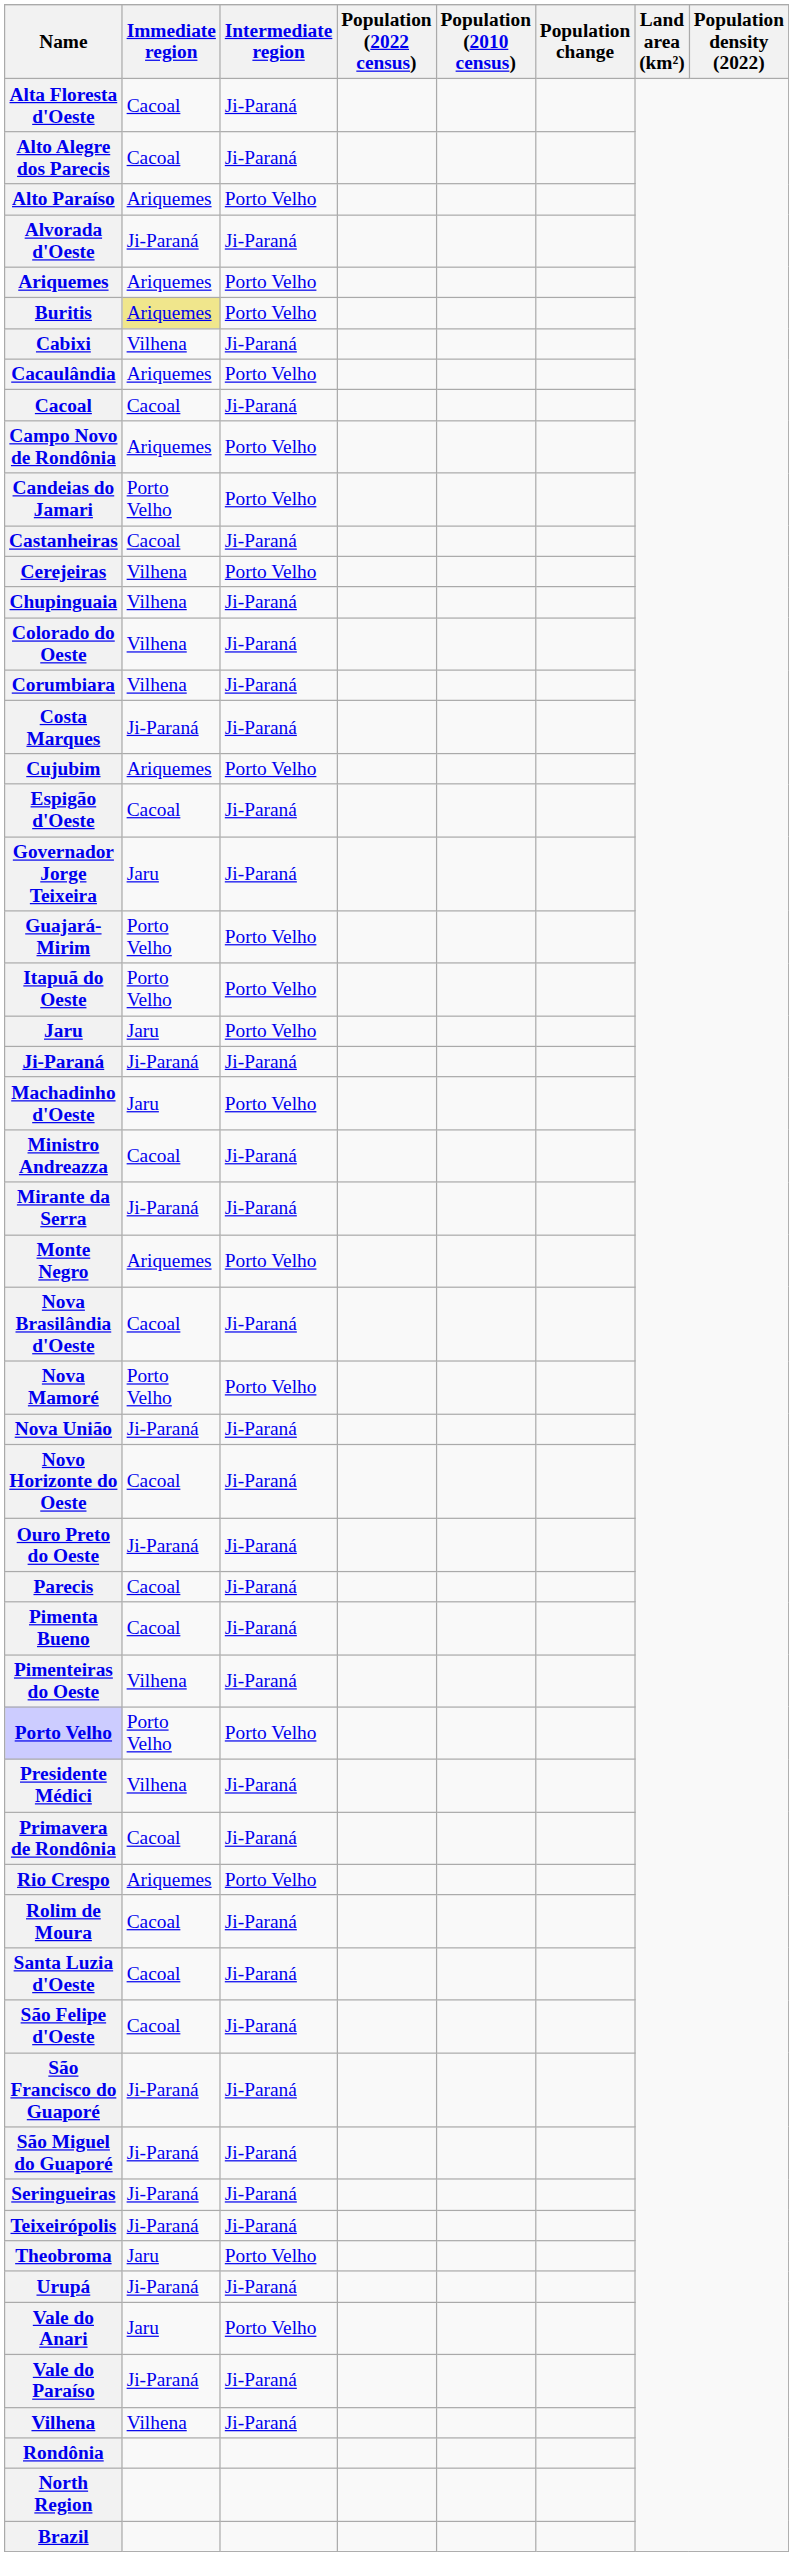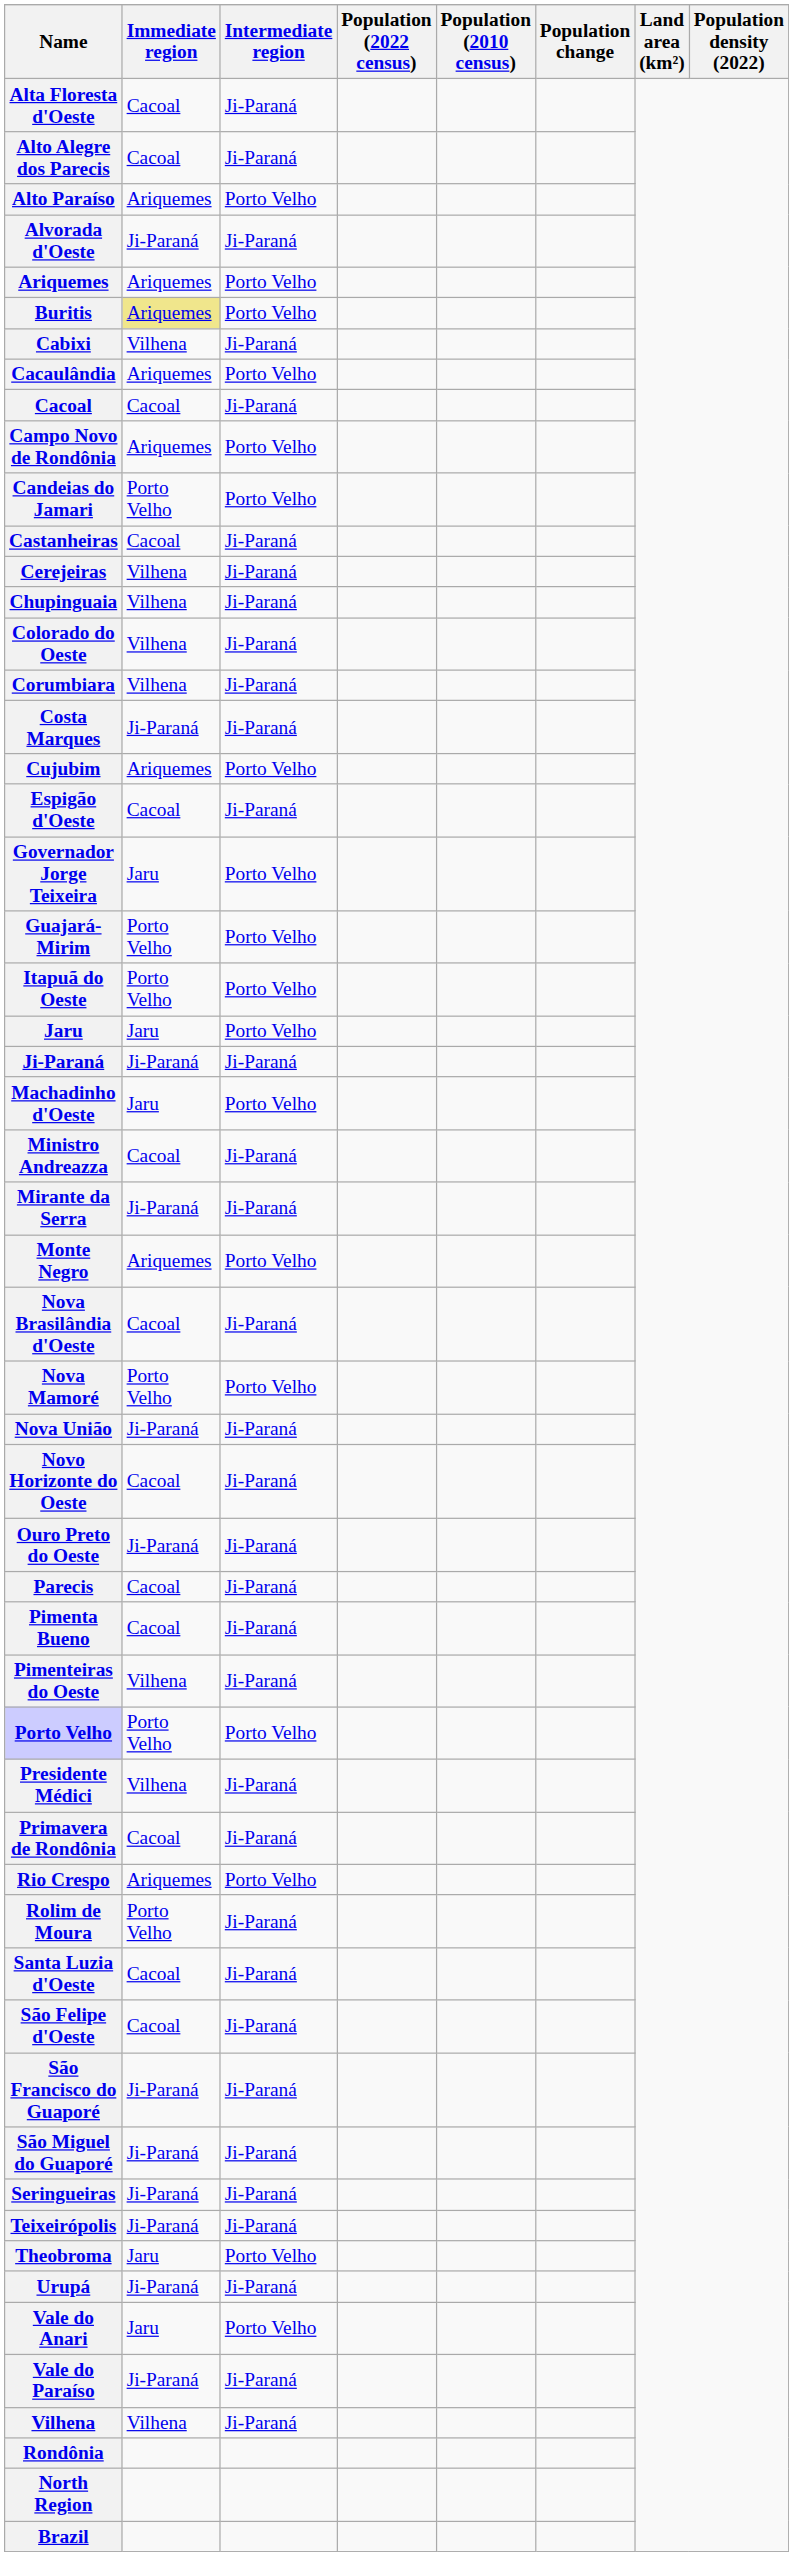(271, 571) Porto Velho -> (261, 571) Ji-Paraná
(261, 873) Ji-Paraná -> (271, 873) Porto Velho
(154, 1921) Cacoal -> (149, 1921) Porto Velho
